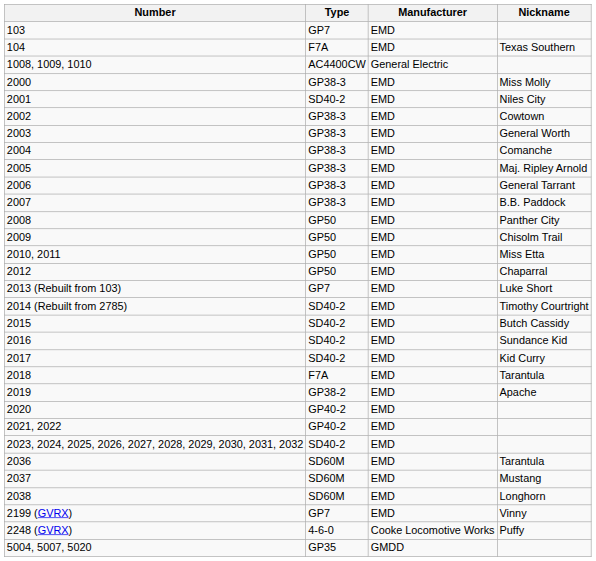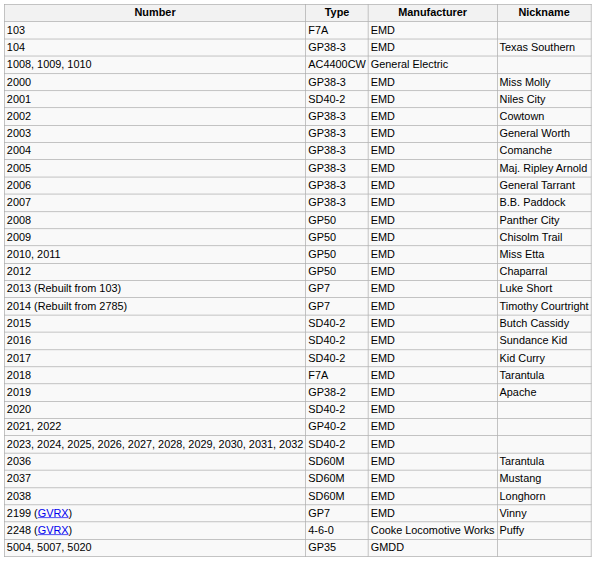(319, 30) GP7 -> (318, 30) F7A
(318, 47) F7A -> (327, 47) GP38-3
(327, 306) SD40-2 -> (319, 306) GP7
(327, 409) GP40-2 -> (327, 409) SD40-2
